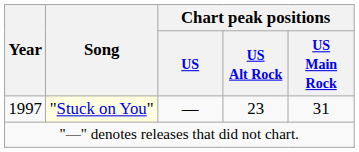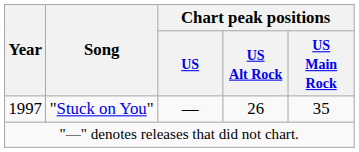(102, 108) lightyellow background -> (102, 108) no background
(256, 108) 23 -> (256, 108) 26
(321, 108) 31 -> (321, 108) 35
